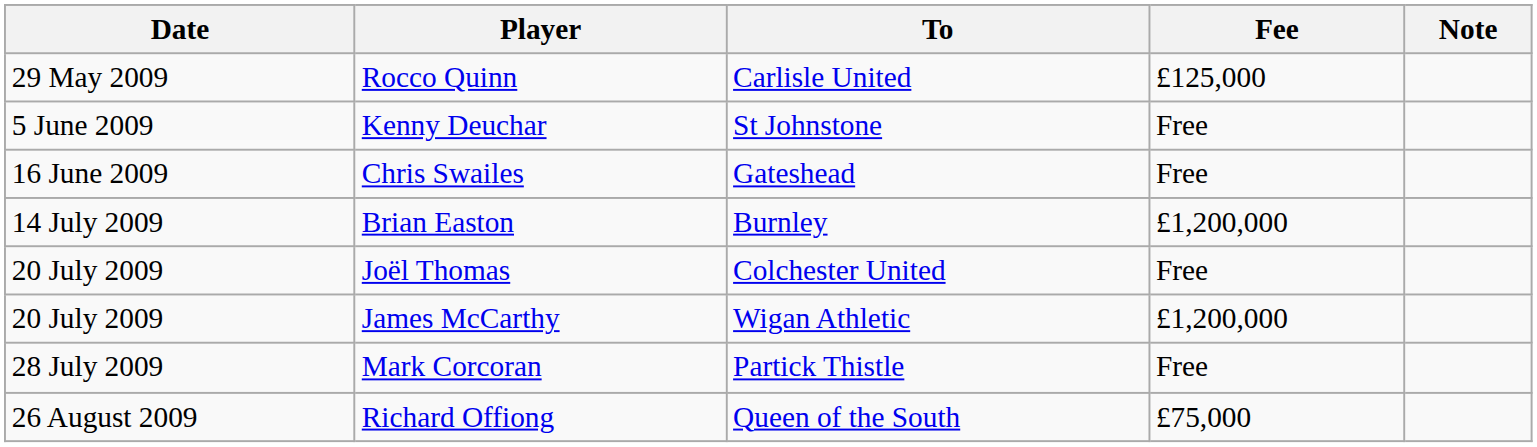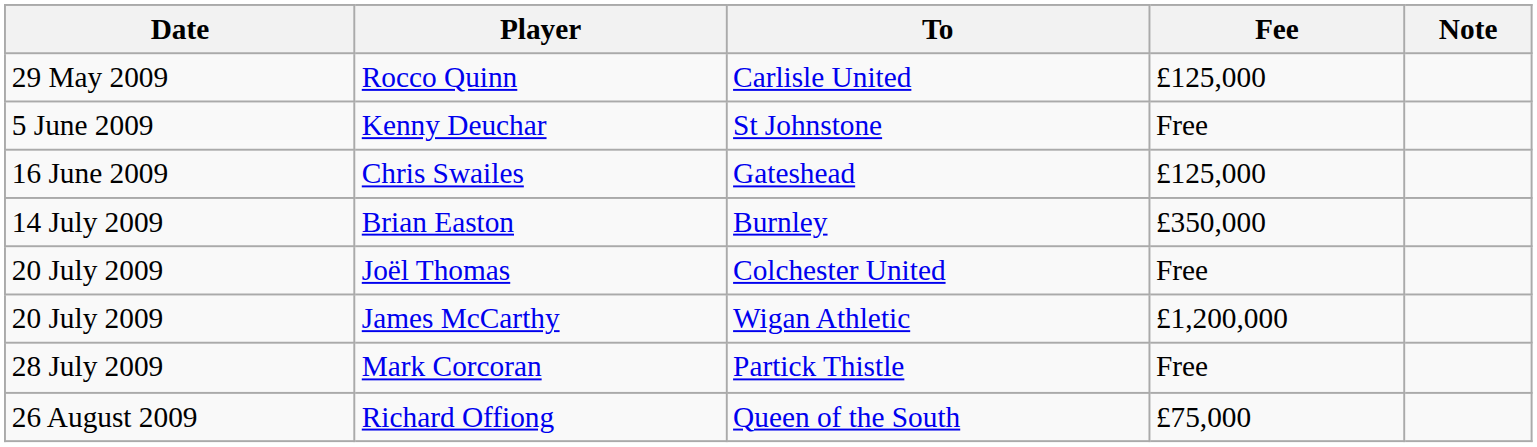(1182, 173) Free -> (1211, 173) £125,000
(1222, 222) £1,200,000 -> (1211, 222) £350,000
